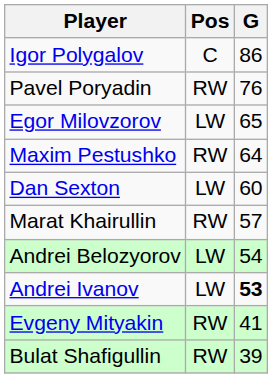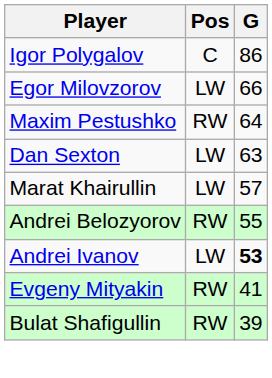- row: (81, 88)
(251, 121) 65 -> (251, 88) 66
(251, 188) 60 -> (251, 155) 63
(210, 222) RW -> (210, 188) LW
(210, 255) LW -> (210, 222) RW
(251, 255) 54 -> (251, 222) 55
